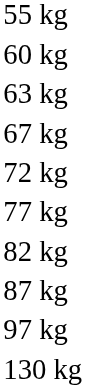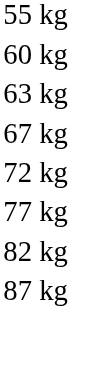- row: (36, 330)
- row: (43, 369)
